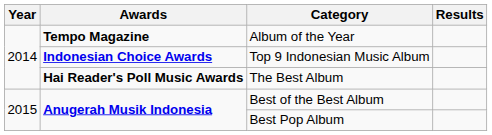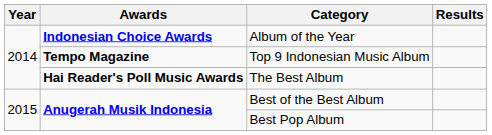(96, 36) Tempo Magazine -> (128, 36) Indonesian Choice Awards
(128, 57) Indonesian Choice Awards -> (96, 57) Tempo Magazine
